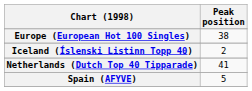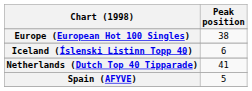(224, 51) 2 -> (224, 51) 6
